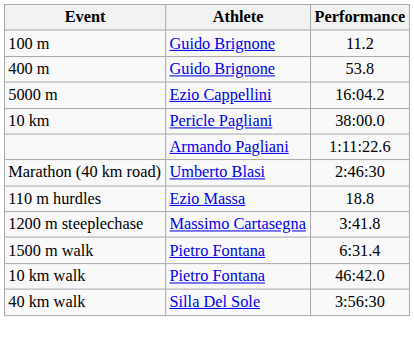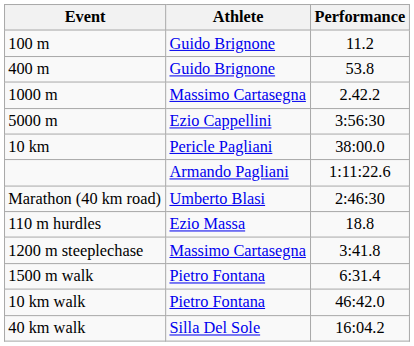+ row: (33, 95)
(360, 95) 16:04.2 -> (360, 120) 3:56:30
(360, 302) 3:56:30 -> (360, 328) 16:04.2
